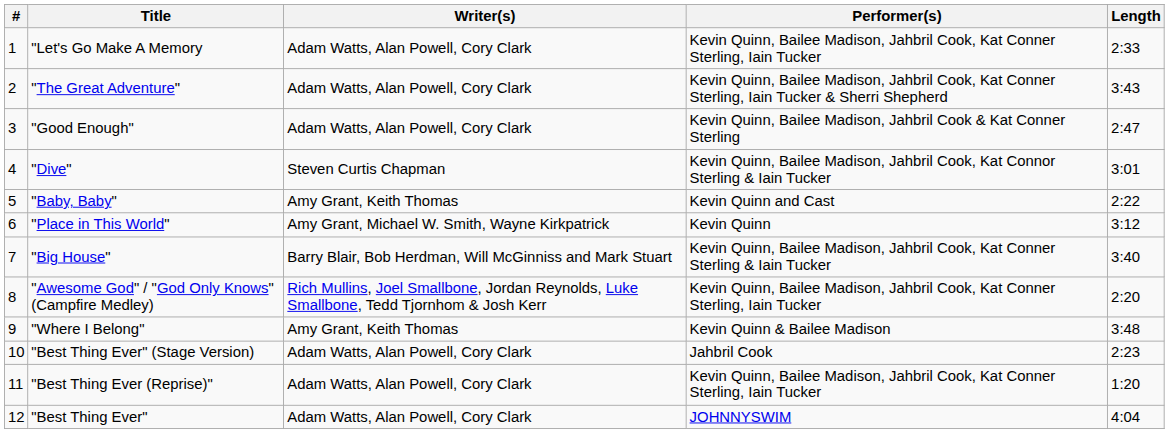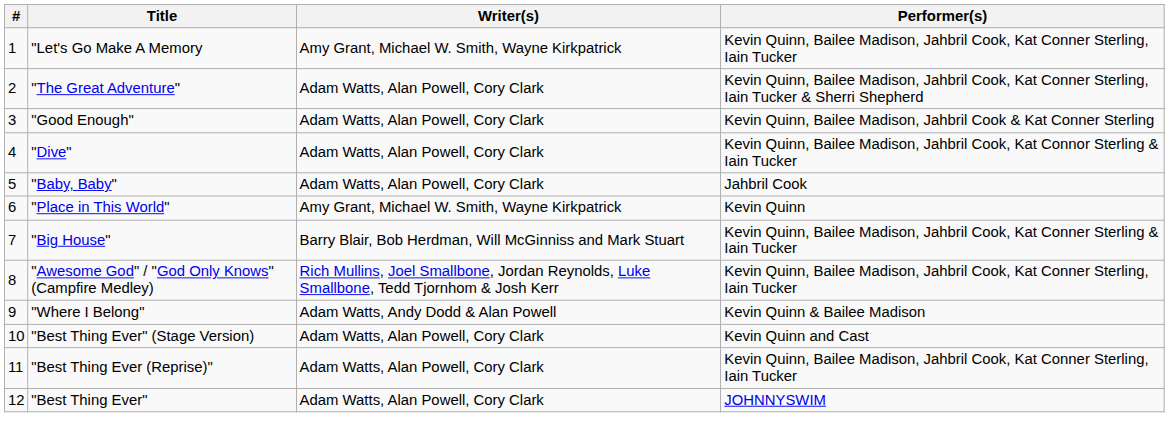- column: (1136, 16)
(409, 48) Adam Watts, Alan Powell, Cory Clark -> (461, 48) Amy Grant, Michael W. Smith, Wayne Kirkpatrick
(366, 169) Steven Curtis Chapman -> (422, 152) Adam Watts, Alan Powell, Cory Clark
(373, 201) Amy Grant, Keith Thomas -> (422, 184) Adam Watts, Alan Powell, Cory Clark
(762, 201) Kevin Quinn and Cast -> (766, 184) Jahbril Cook
(373, 329) Amy Grant, Keith Thomas -> (428, 312) Adam Watts, Andy Dodd & Alan Powell
(731, 352) Jahbril Cook -> (797, 335) Kevin Quinn and Cast
